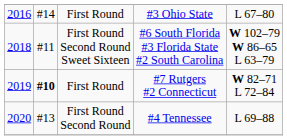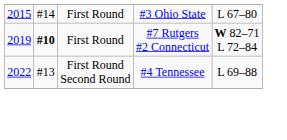(19, 14) 2016 -> (19, 14) 2015
- row: (180, 46)
(19, 118) 2020 -> (19, 72) 2022
